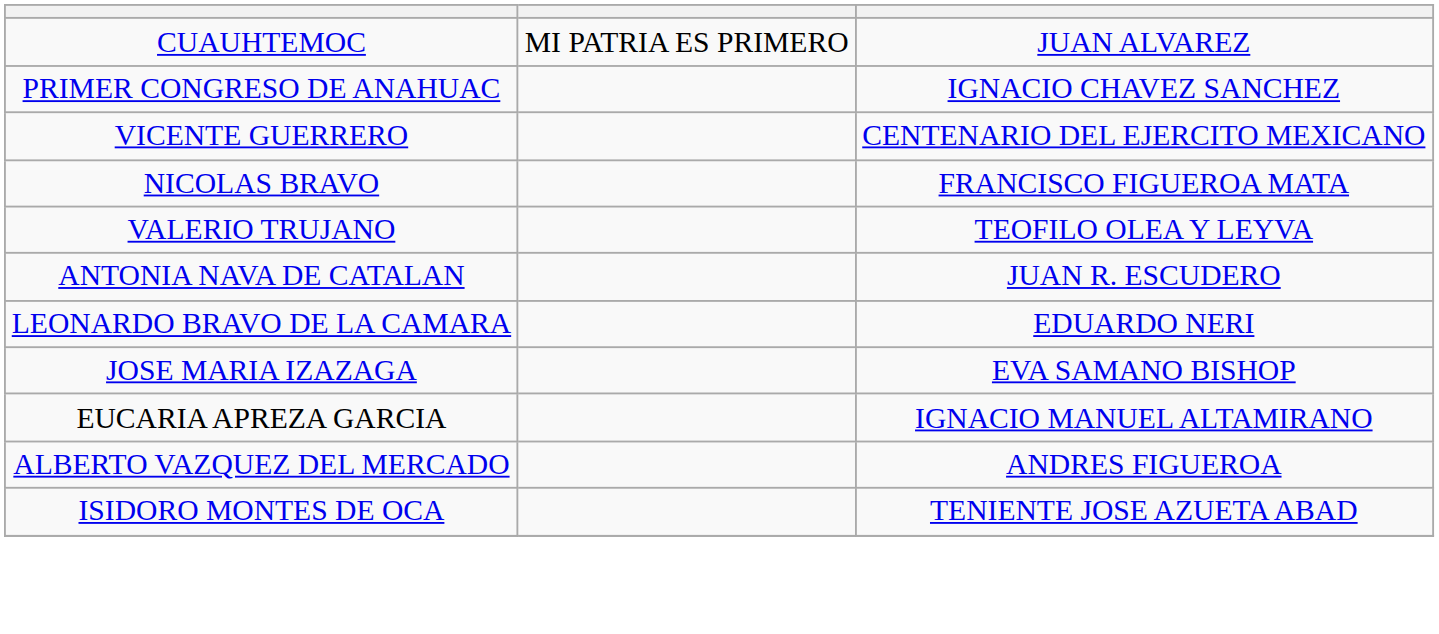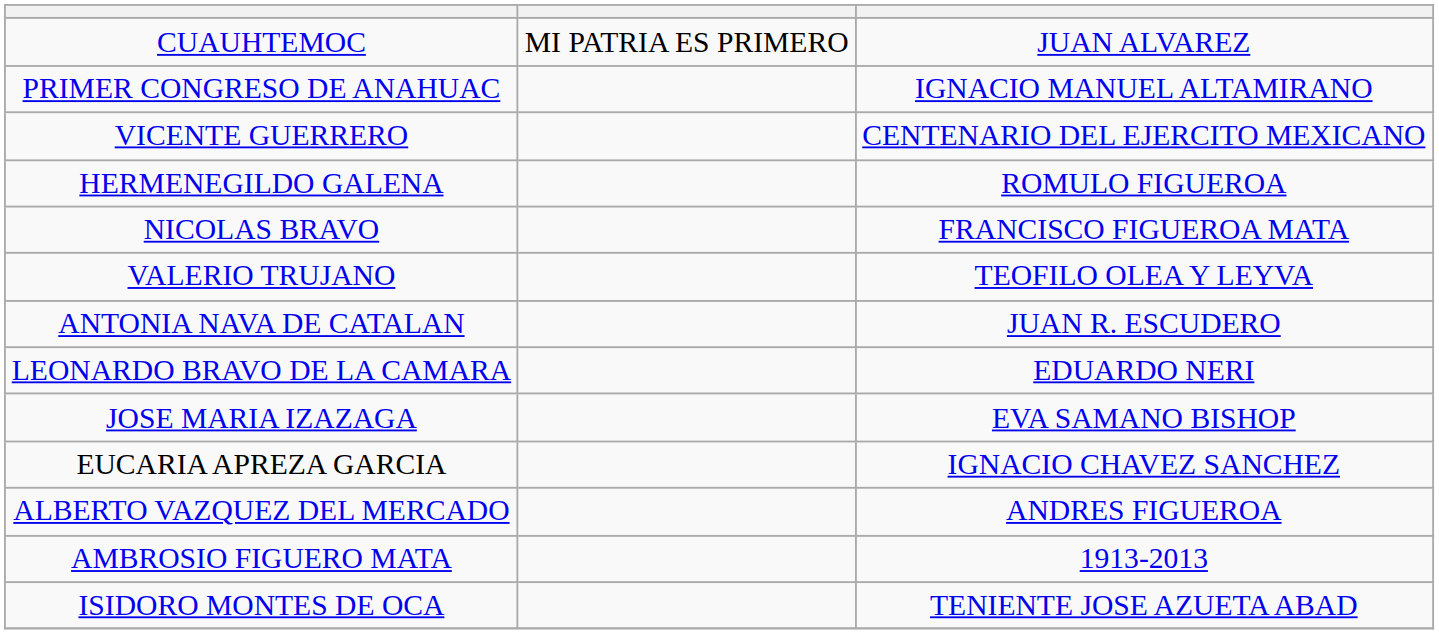(1144, 88) IGNACIO CHAVEZ SANCHEZ -> (1144, 88) IGNACIO MANUEL ALTAMIRANO
+ row: (261, 182)
(1144, 417) IGNACIO MANUEL ALTAMIRANO -> (1144, 464) IGNACIO CHAVEZ SANCHEZ
+ row: (261, 557)
